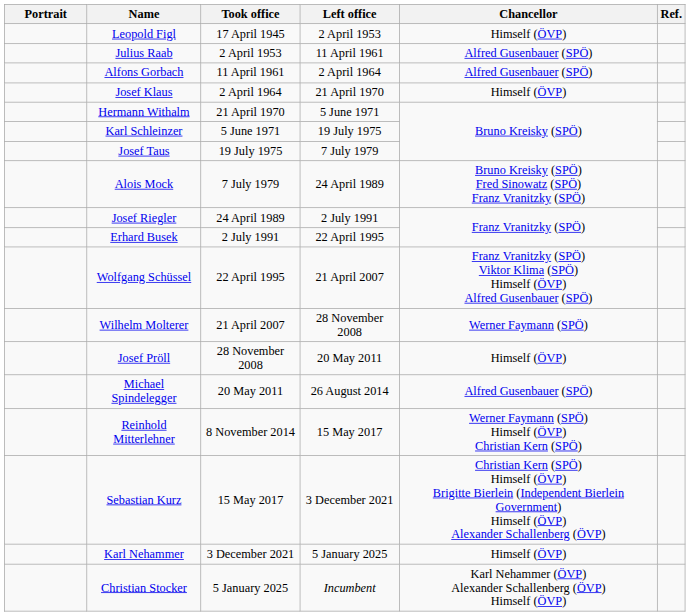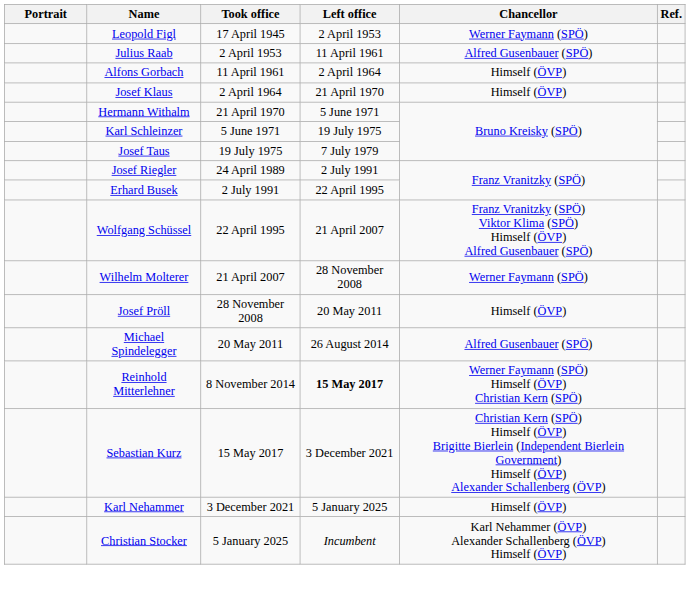(528, 33) Himself (ÖVP) -> (528, 33) Werner Faymann (SPÖ)
(528, 72) Alfred Gusenbauer (SPÖ) -> (528, 72) Himself (ÖVP)
- row: (144, 184)
(350, 432) normal -> (350, 384) bold
